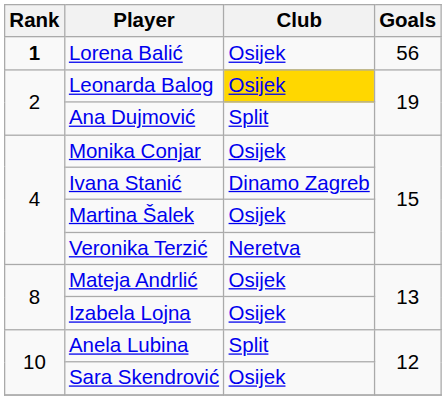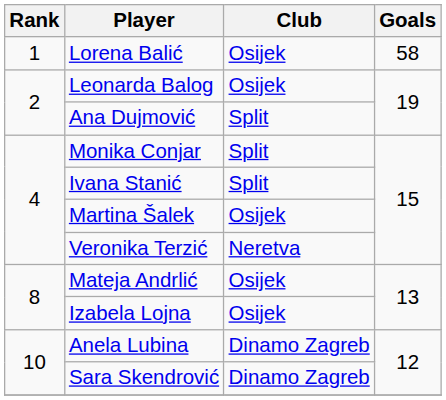(34, 53) bold -> (34, 53) normal
(408, 53) 56 -> (408, 53) 58
(257, 85) gold background -> (257, 85) no background
(257, 150) Osijek -> (248, 150) Split
(299, 183) Dinamo Zagreb -> (248, 183) Split
(248, 345) Split -> (299, 345) Dinamo Zagreb
(257, 378) Osijek -> (299, 378) Dinamo Zagreb
